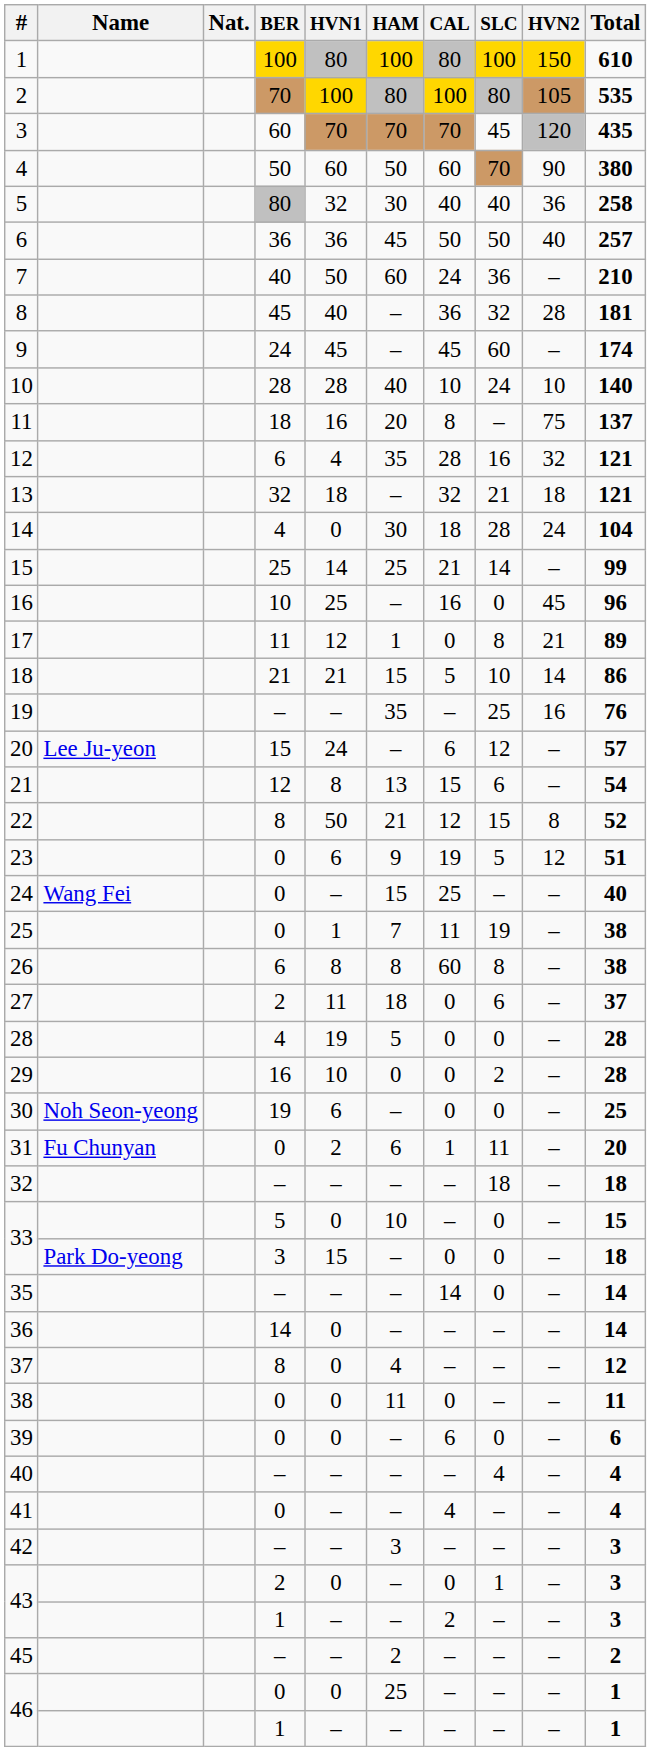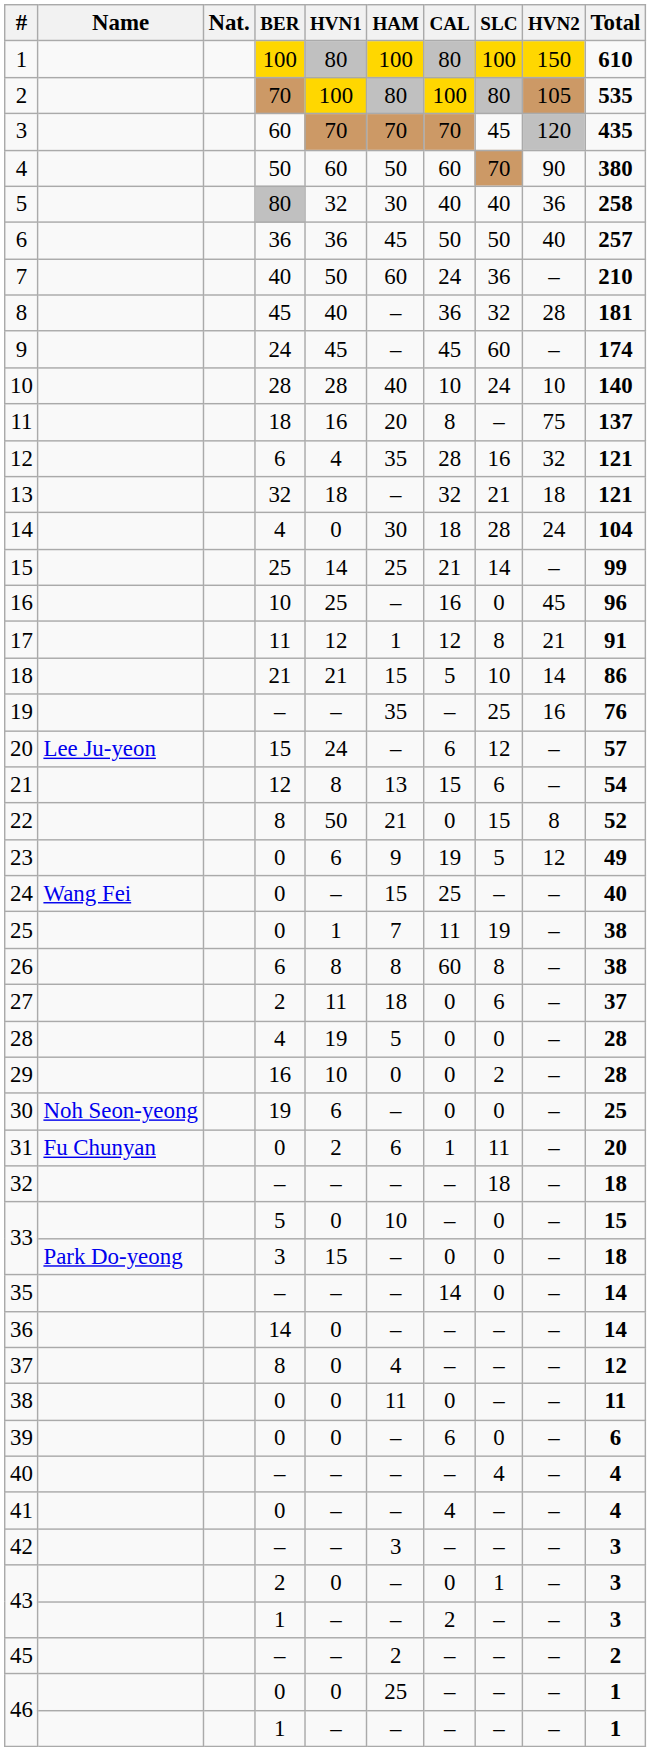(450, 639) 0 -> (450, 639) 12
(615, 639) 89 -> (615, 639) 91
(450, 820) 12 -> (450, 820) 0
(615, 857) 51 -> (615, 857) 49
